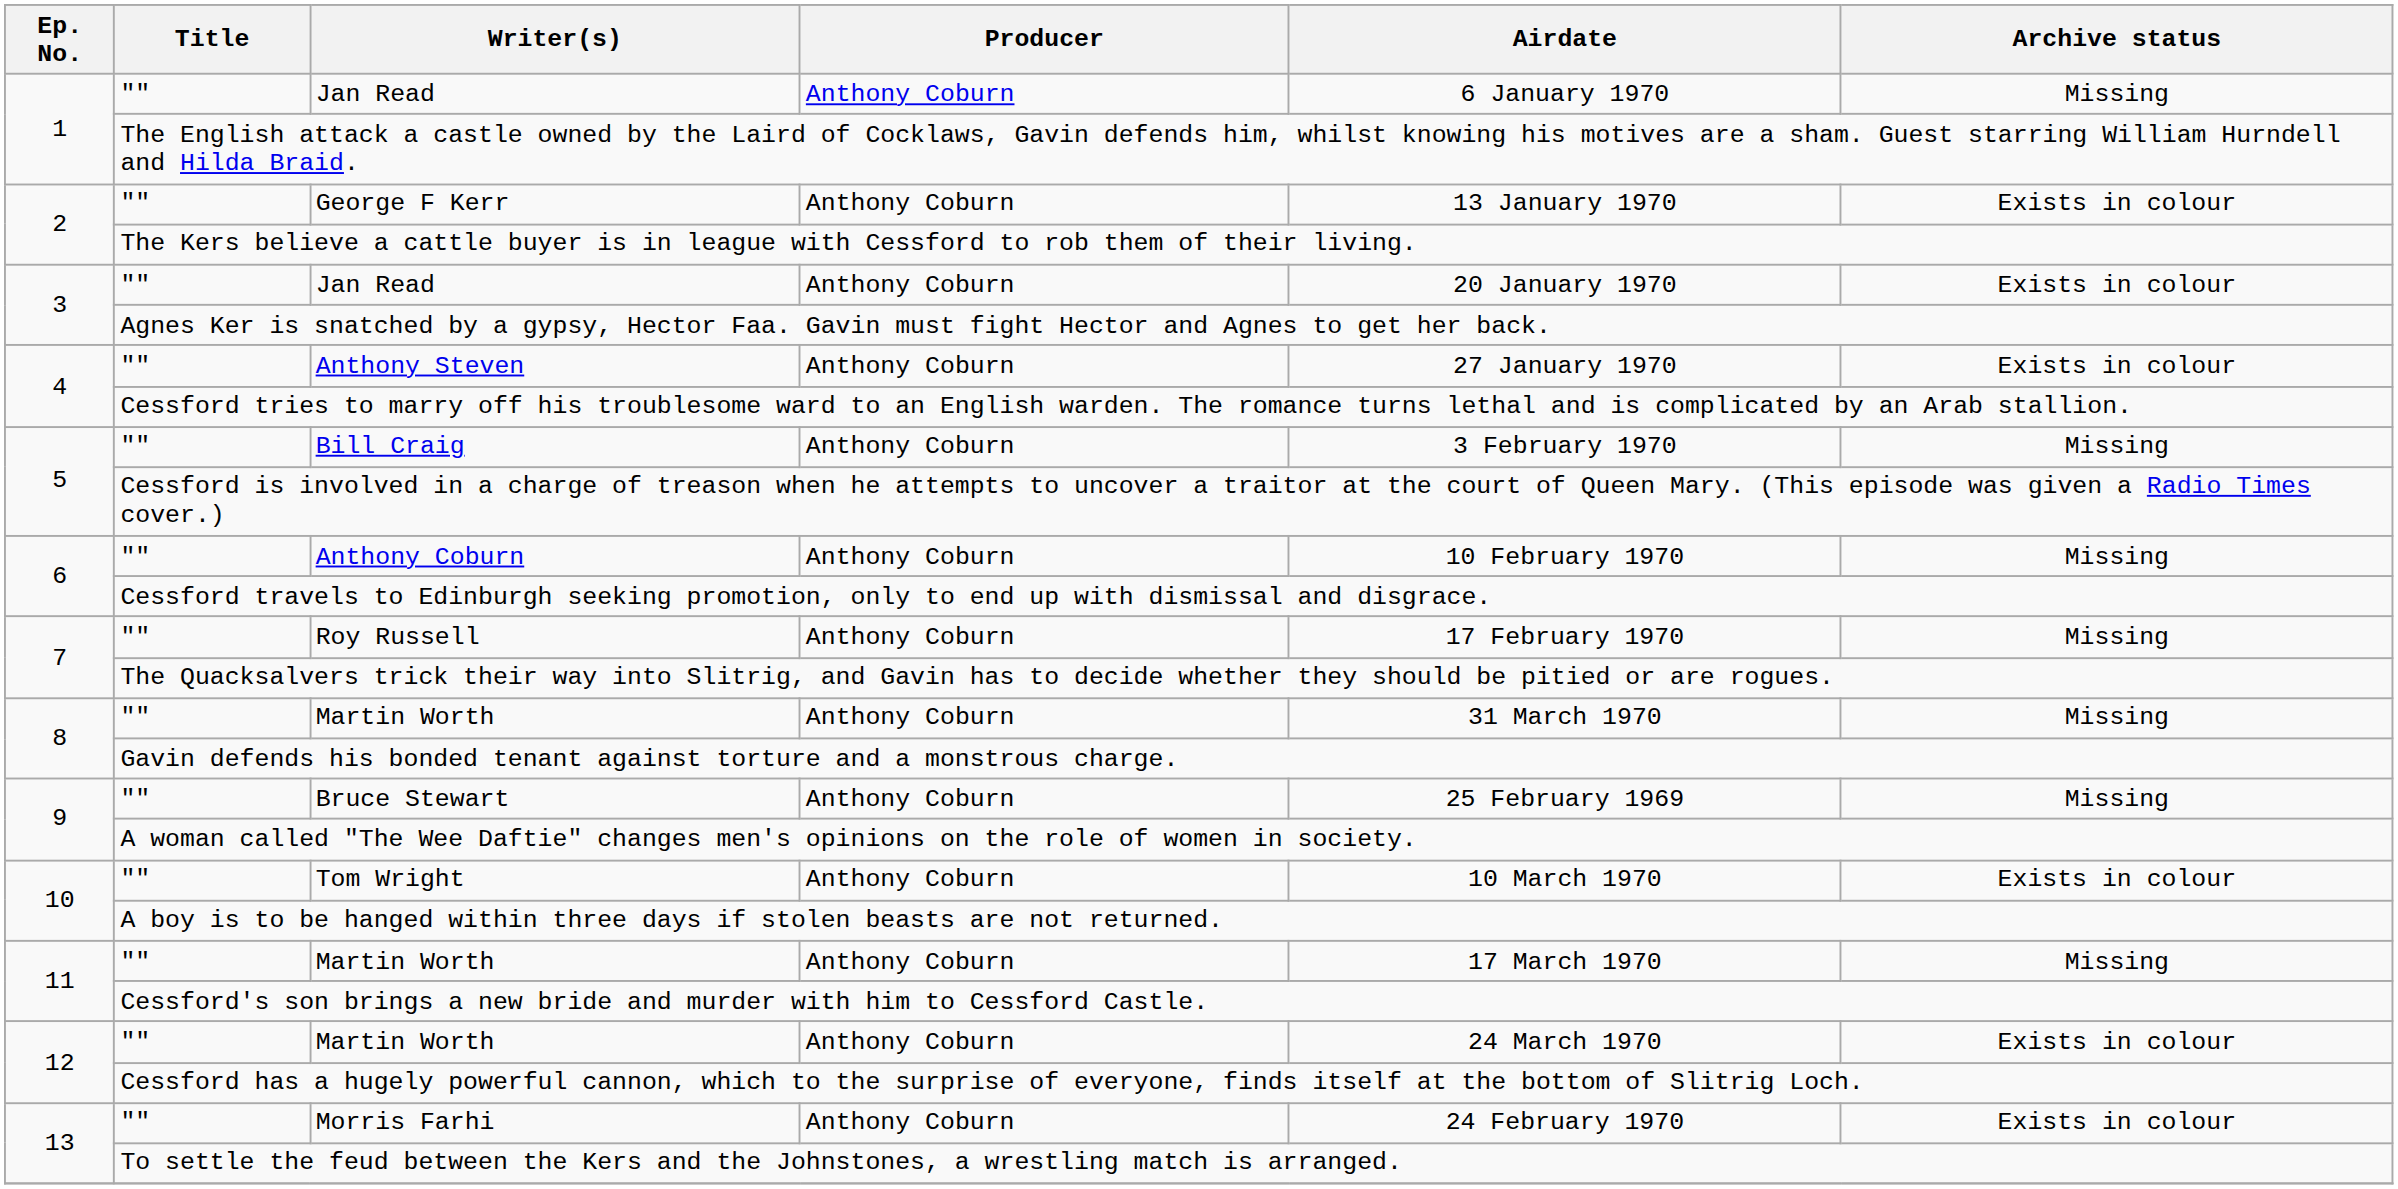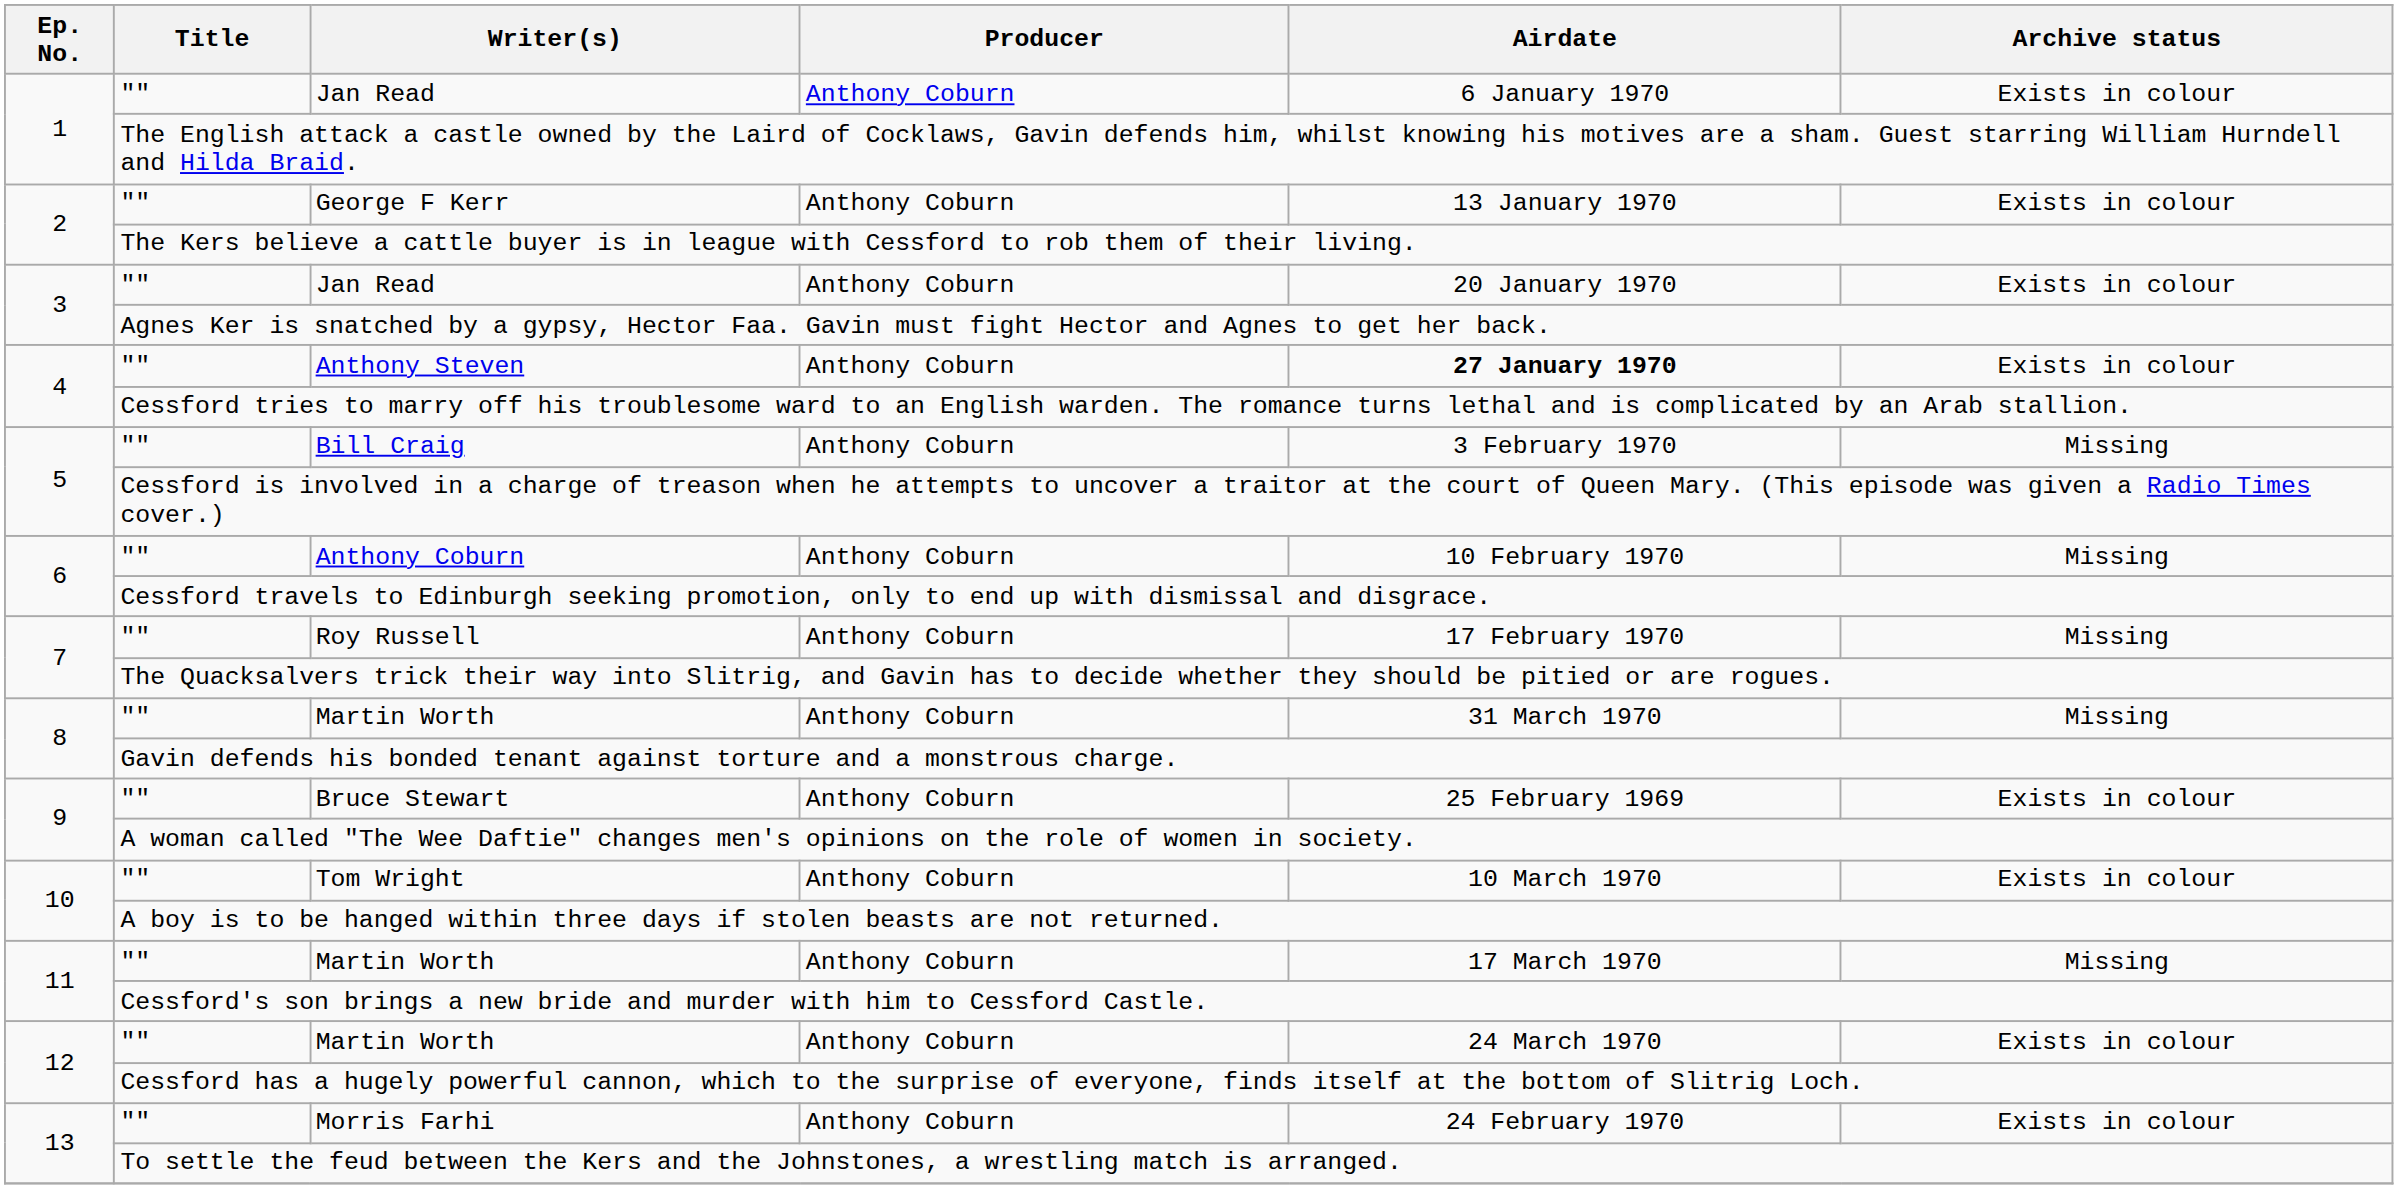(2117, 94) Missing -> (2117, 94) Exists in colour
(1565, 366) normal -> (1565, 366) bold
(2117, 799) Missing -> (2117, 799) Exists in colour
